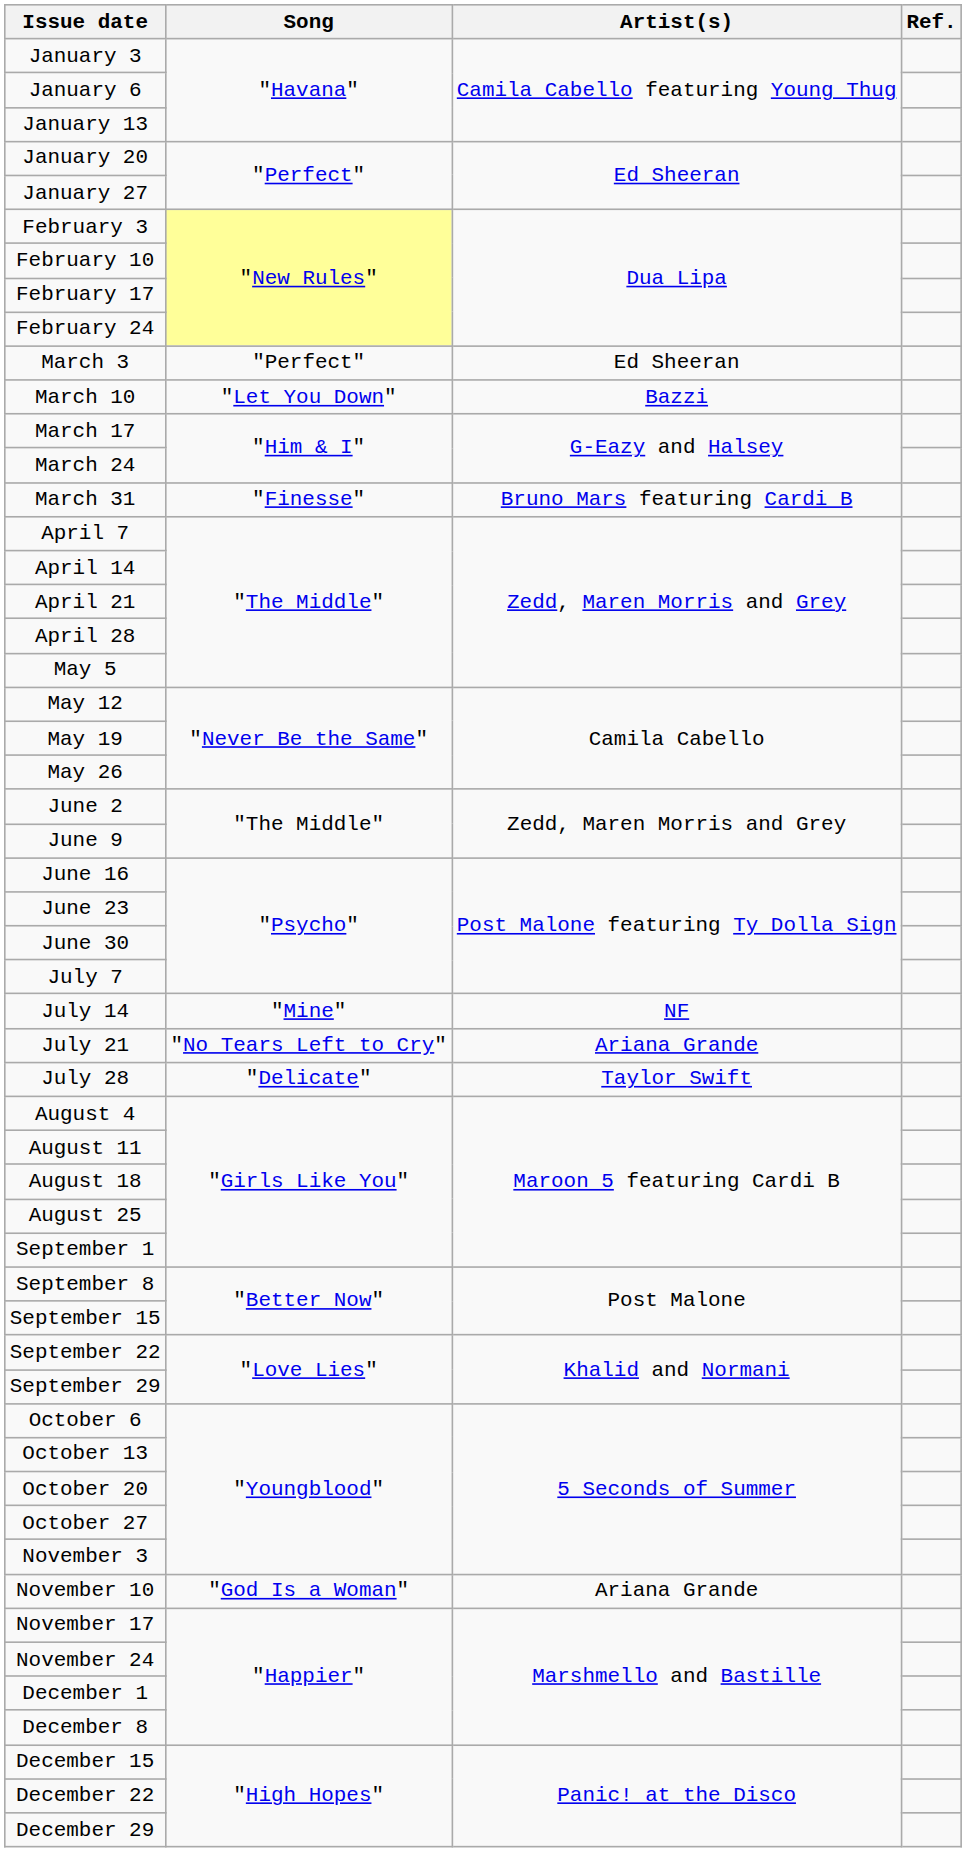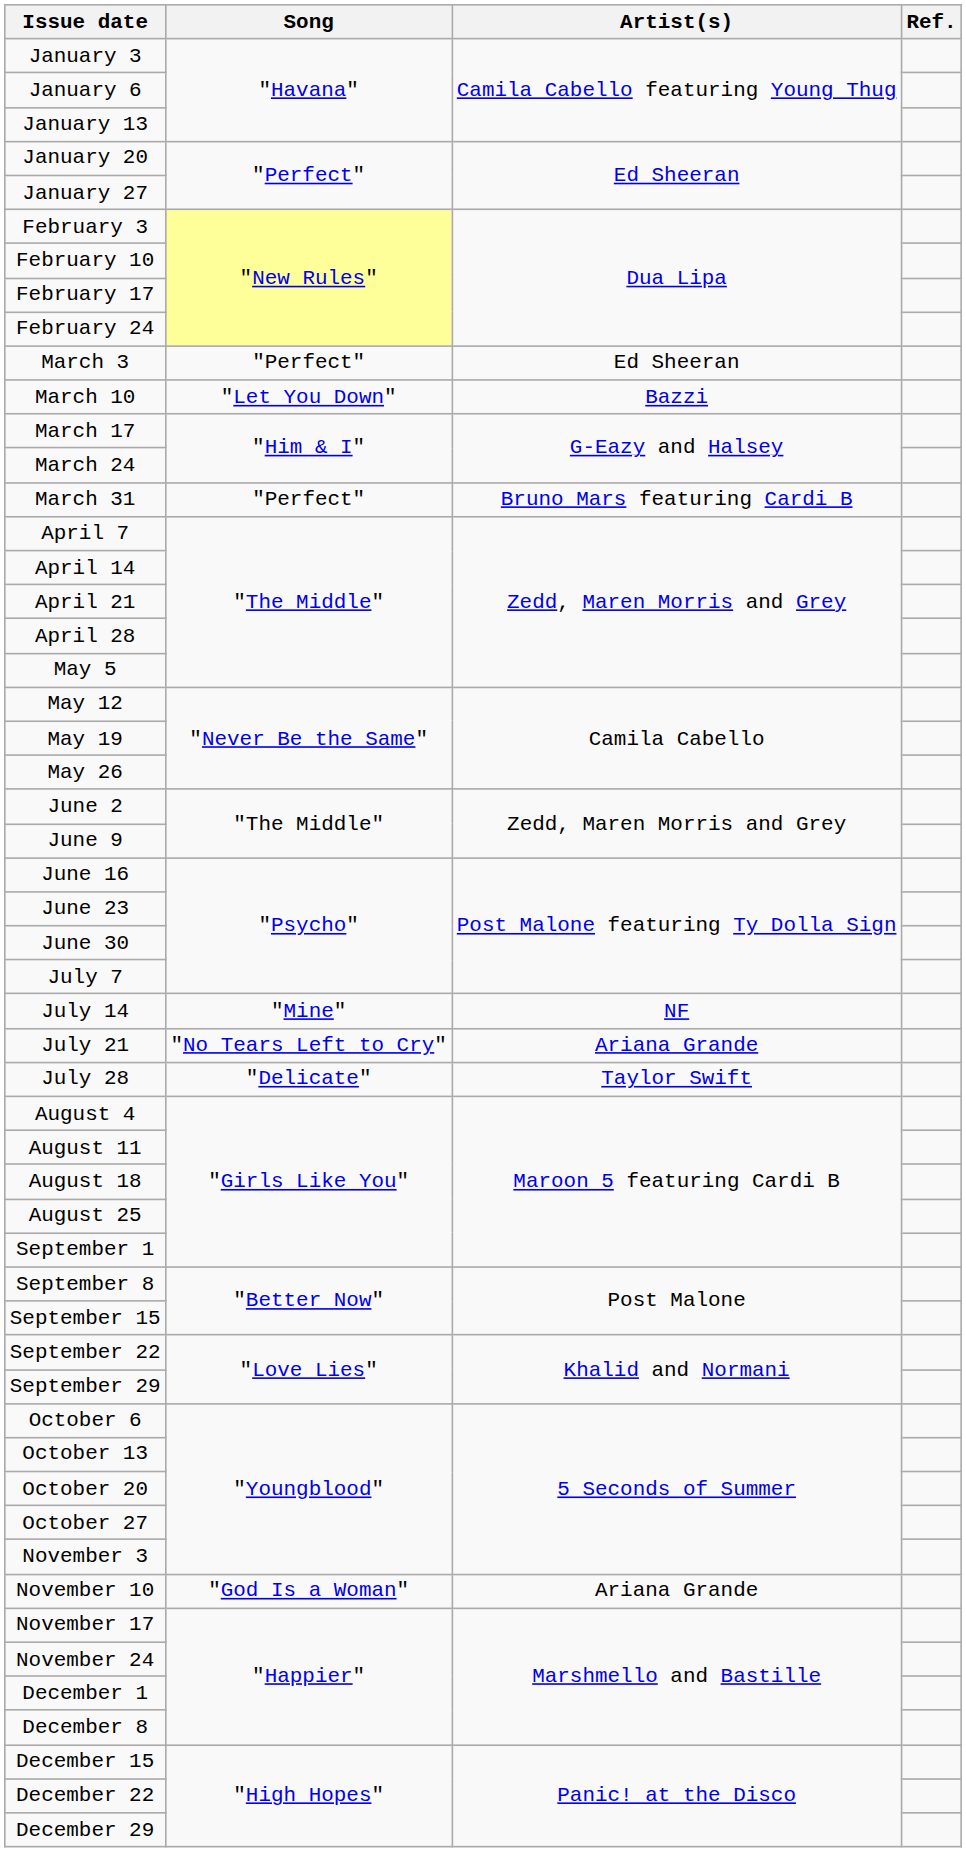(309, 499) "Finesse" -> (309, 499) "Perfect"
